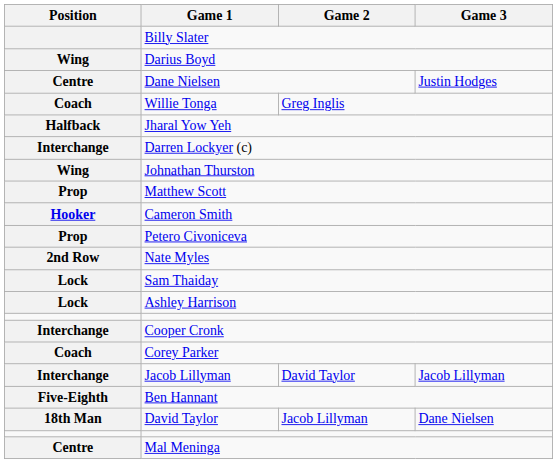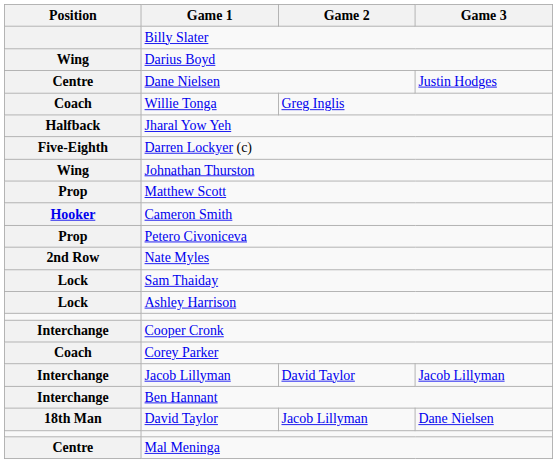(73, 147) Interchange -> (73, 147) Five-Eighth
(73, 397) Five-Eighth -> (73, 397) Interchange
